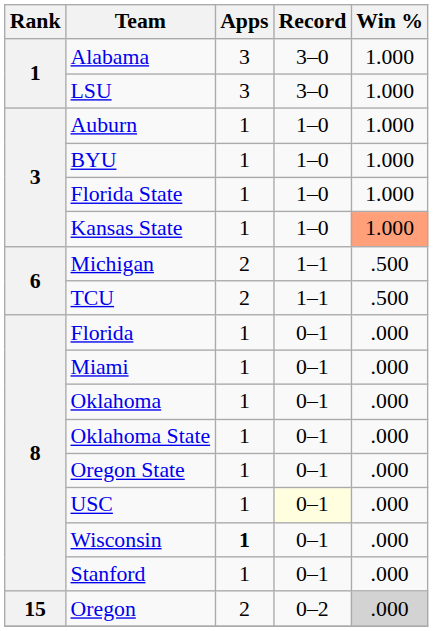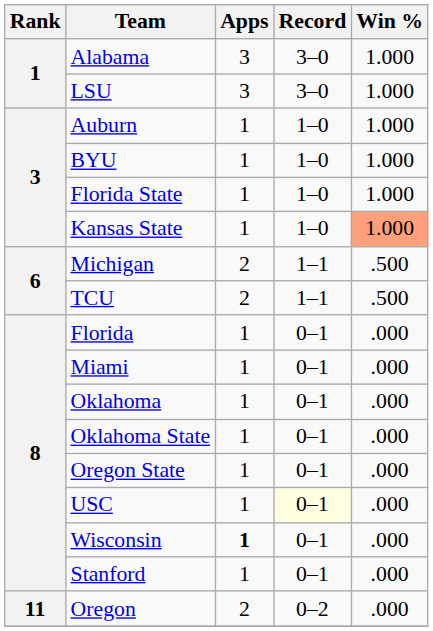(35, 608) 15 -> (35, 608) 11
(390, 608) lightgrey background -> (390, 608) no background
